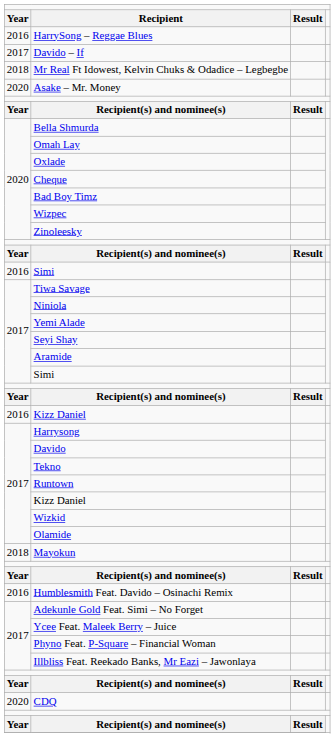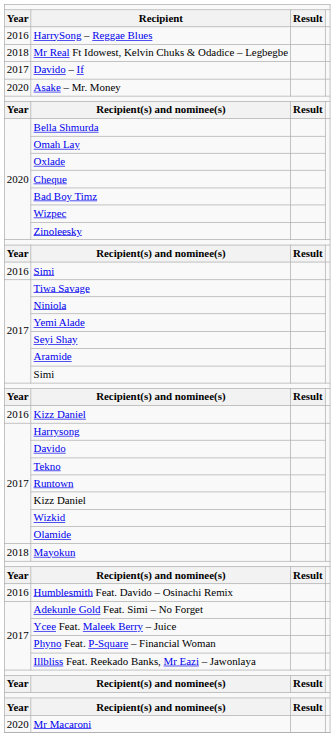rows swapped: (18, 53) <-> (18, 70)
- row: (18, 701)
+ row: (18, 724)
